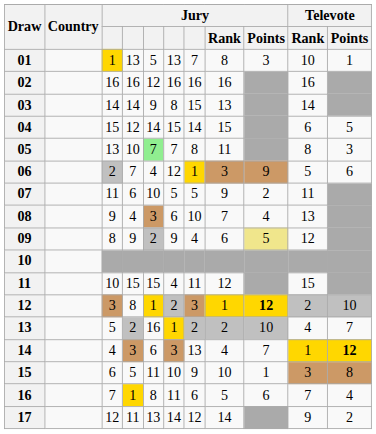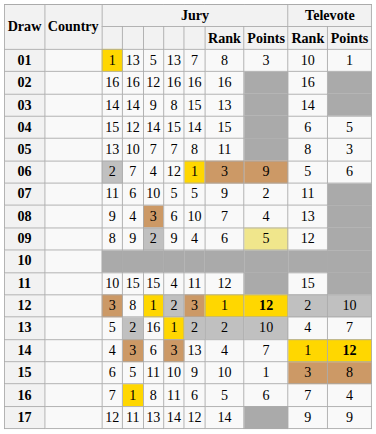(153, 149) lightgreen background -> (153, 149) no background
(350, 417) 2 -> (350, 417) 9
